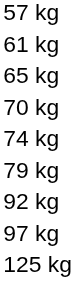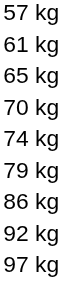+ row: (31, 201)
- row: (38, 264)
